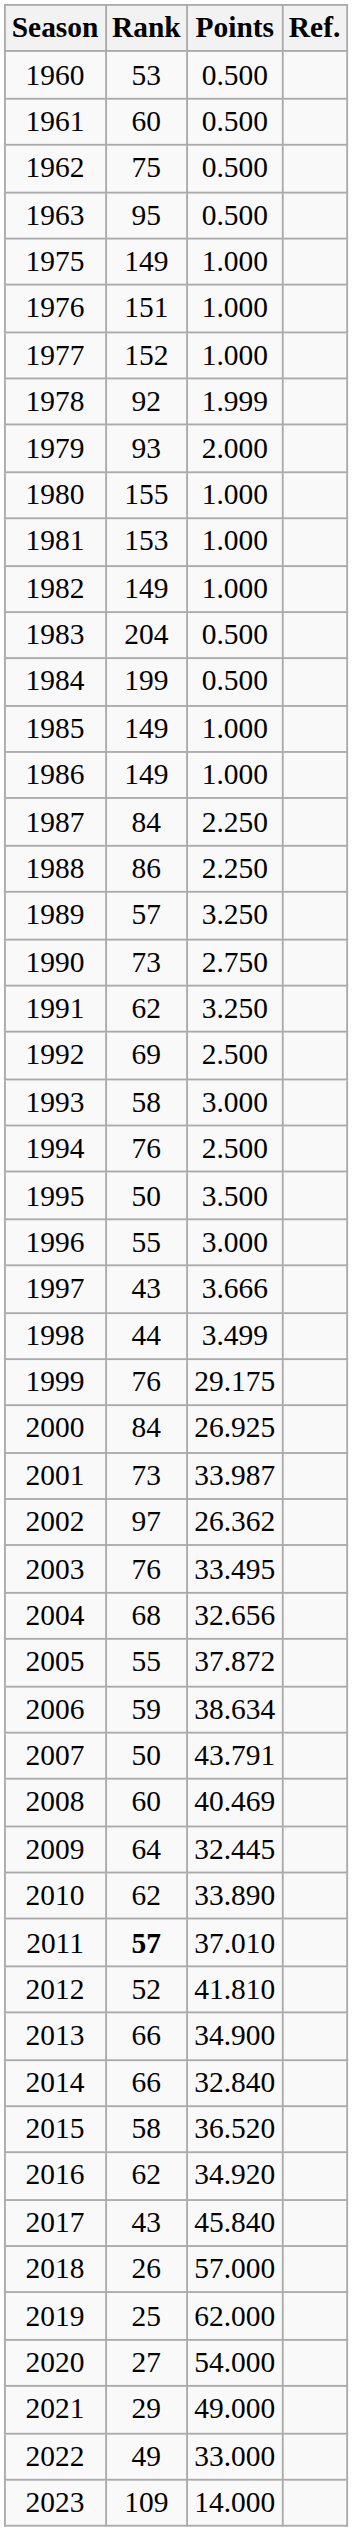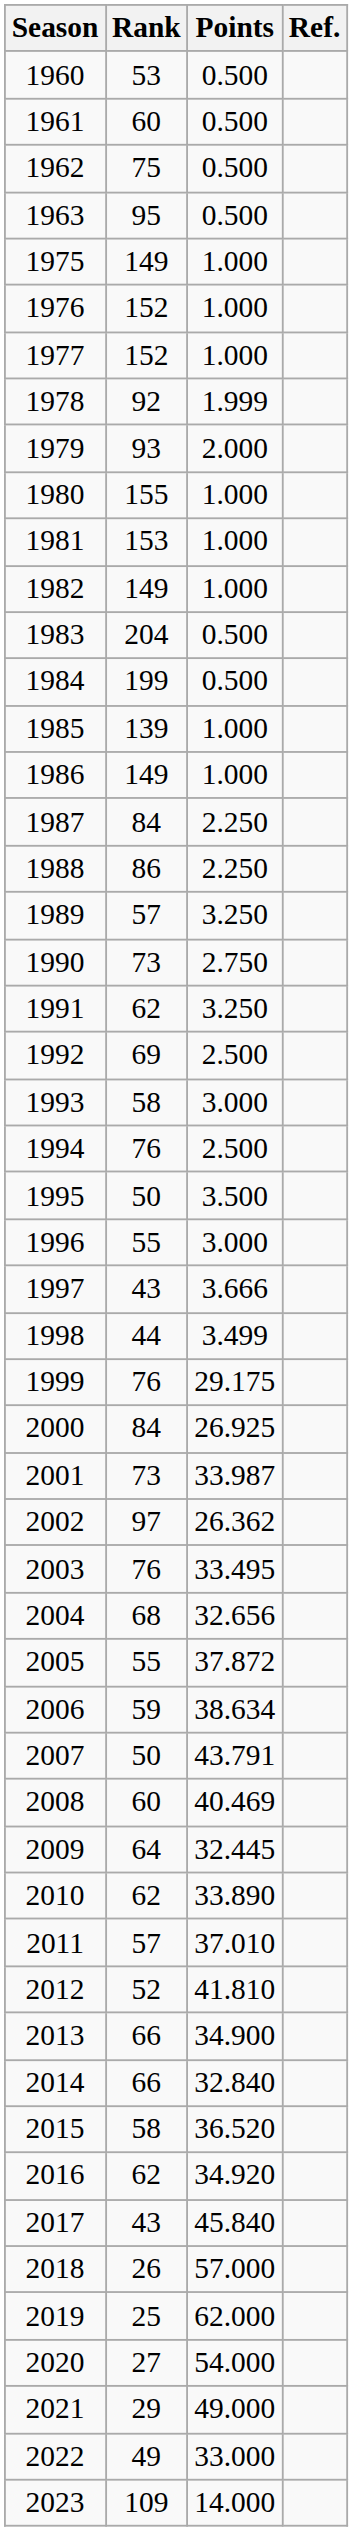(146, 307) 151 -> (146, 307) 152
(146, 728) 149 -> (146, 728) 139
(146, 1942) bold -> (146, 1942) normal
